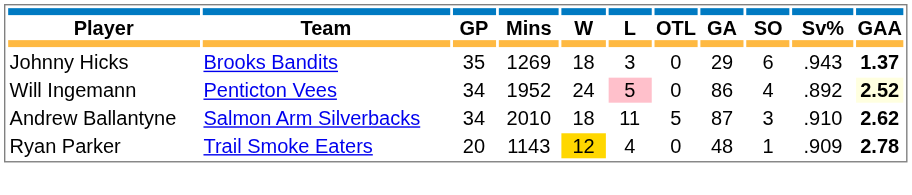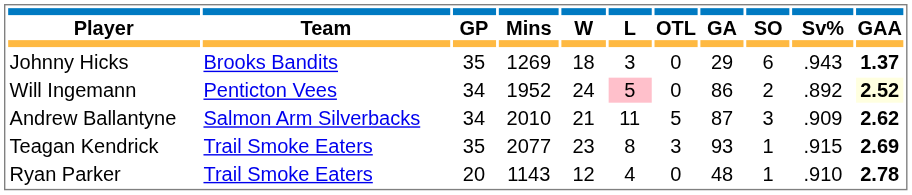(768, 90) 4 -> (768, 90) 2
(584, 118) 18 -> (584, 118) 21
(823, 118) .910 -> (823, 118) .909
+ row: (84, 146)
(584, 146) gold background -> (584, 174) no background
(823, 146) .909 -> (823, 174) .910
